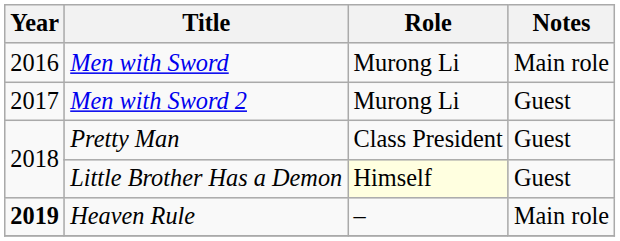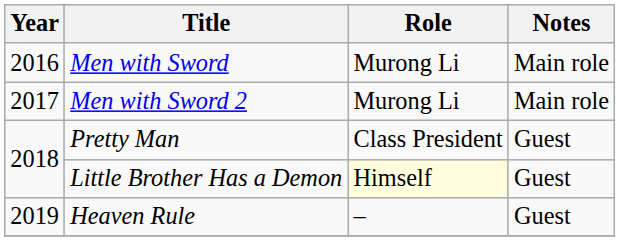(542, 100) Guest -> (562, 100) Main role
(35, 216) bold -> (35, 216) normal
(562, 216) Main role -> (542, 216) Guest
